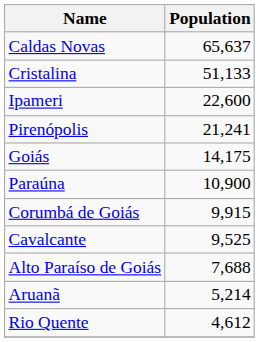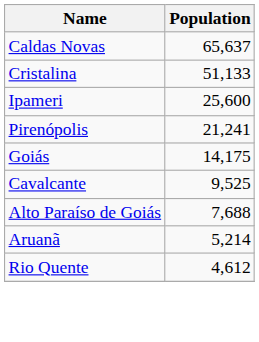(227, 101) 22,600 -> (227, 101) 25,600
- row: (37, 184)
- row: (74, 211)
